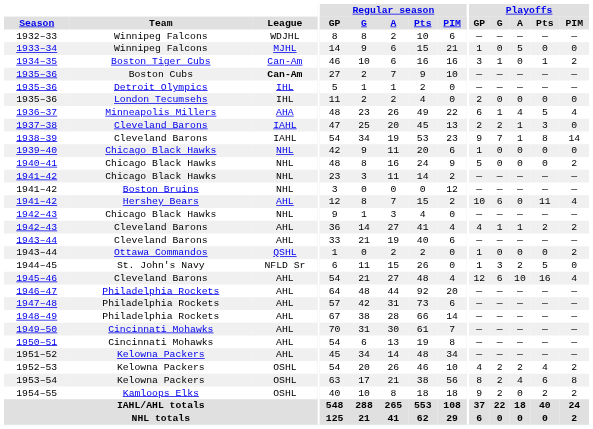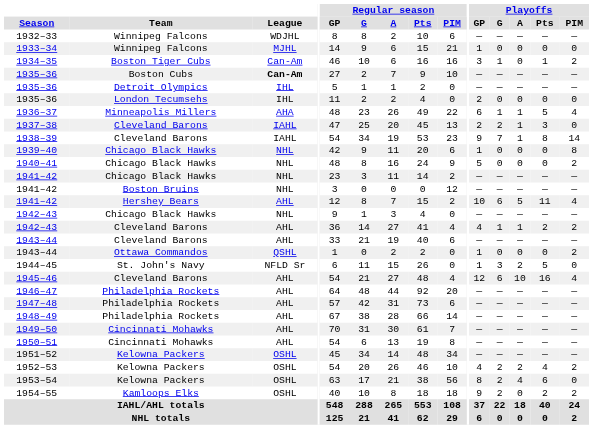(520, 49) 5 -> (520, 49) 0
(520, 112) 4 -> (520, 112) 1
(574, 151) 0 -> (574, 151) 8
(520, 202) 0 -> (520, 202) 5
(285, 355) AHL -> (285, 355) OSHL
(574, 380) 8 -> (574, 380) 0
